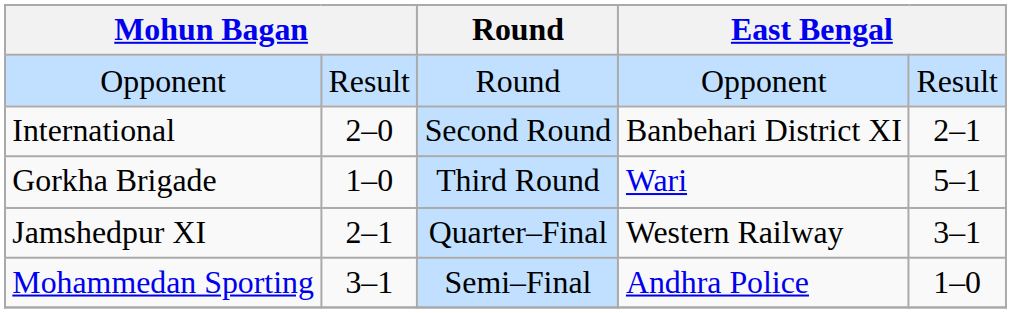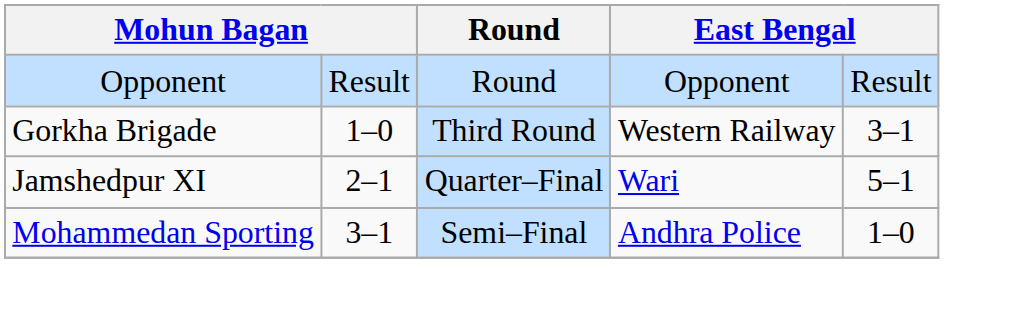- row: (94, 130)
(656, 181) Wari -> (727, 130) Western Railway
(957, 181) 5–1 -> (891, 130) 3–1
(735, 231) Western Railway -> (648, 181) Wari
(957, 231) 3–1 -> (891, 181) 5–1
